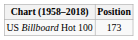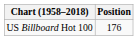(114, 27) 173 -> (114, 27) 176
